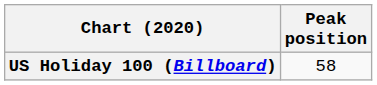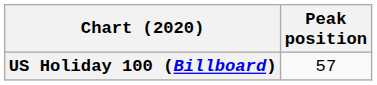(326, 66) 58 -> (326, 66) 57
